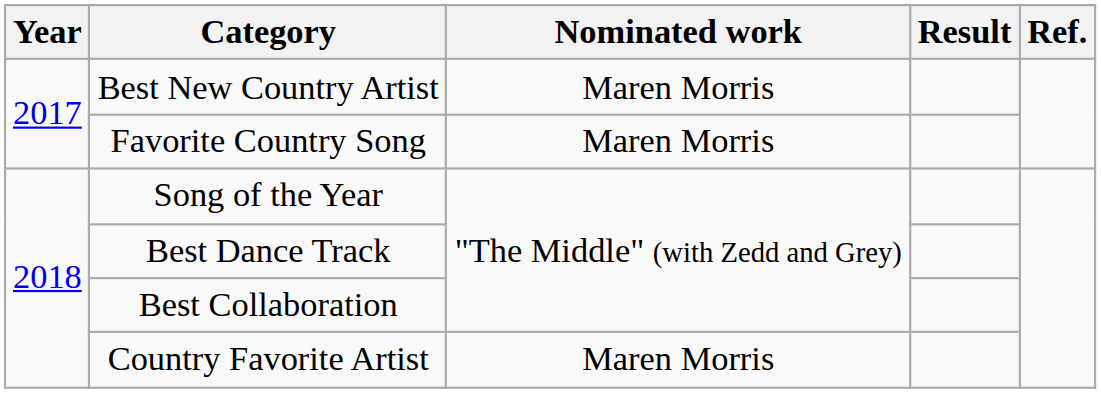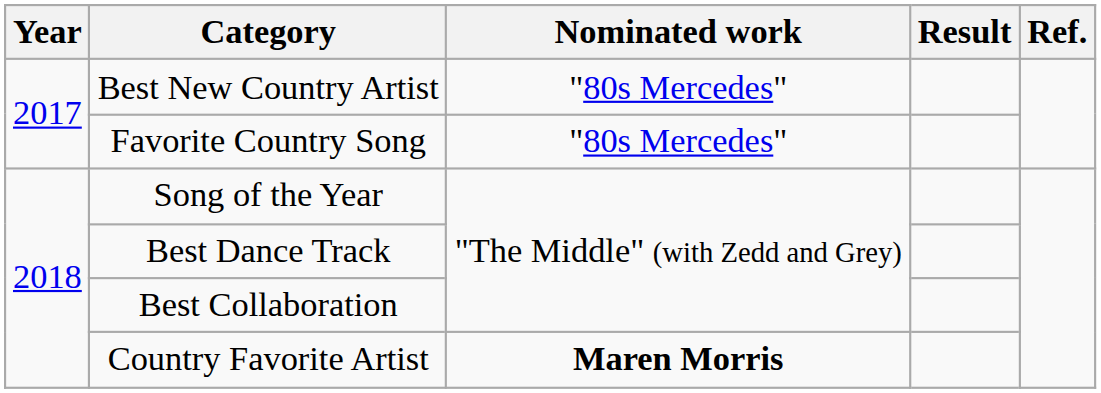(678, 86) Maren Morris -> (678, 86) "80s Mercedes"
(678, 140) Maren Morris -> (678, 140) "80s Mercedes"
(678, 359) normal -> (678, 359) bold
